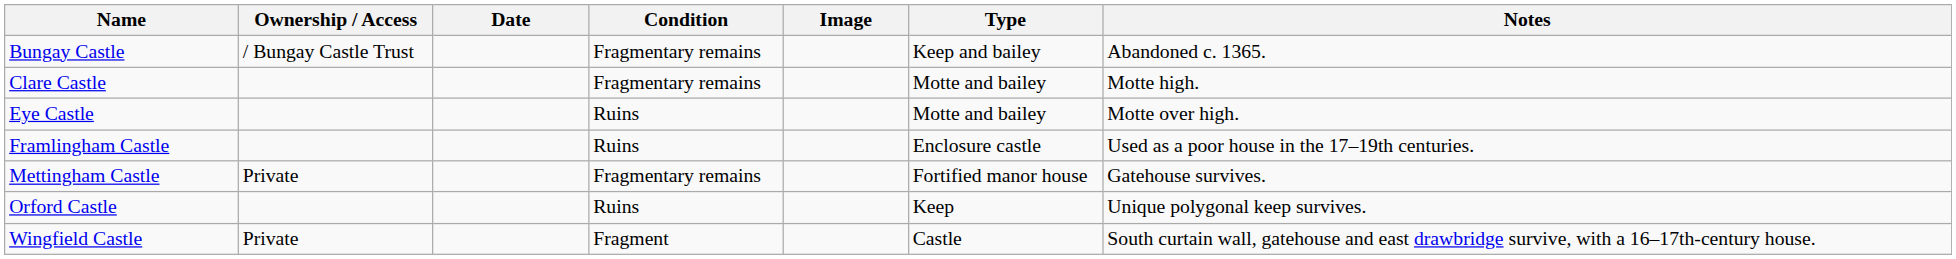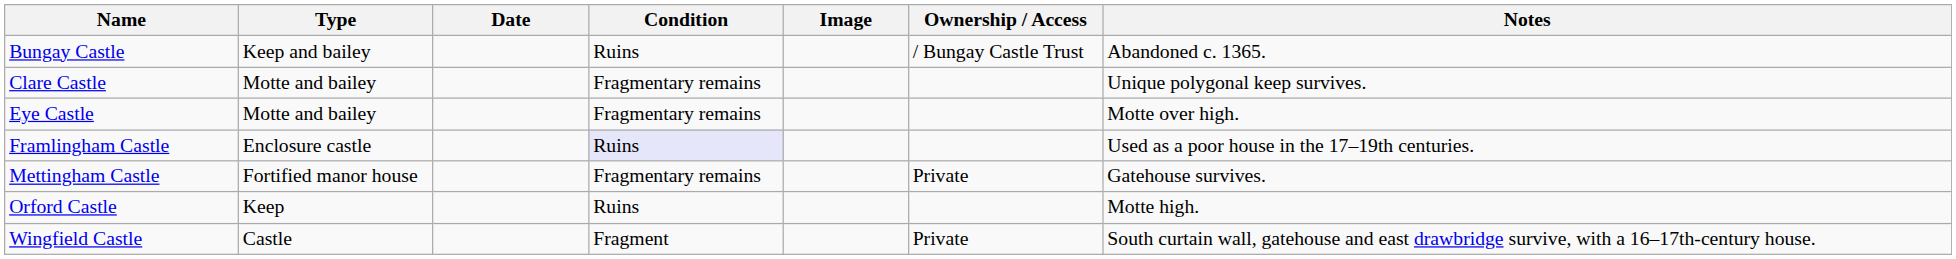columns swapped: (1005, 20) <-> (336, 20)
(677, 51) Fragmentary remains -> (616, 51) Ruins
(1153, 82) Motte high. -> (1237, 82) Unique polygonal keep survives.
(616, 113) Ruins -> (677, 113) Fragmentary remains
(616, 144) no background -> (616, 144) lavender background
(1237, 207) Unique polygonal keep survives. -> (1153, 207) Motte high.
